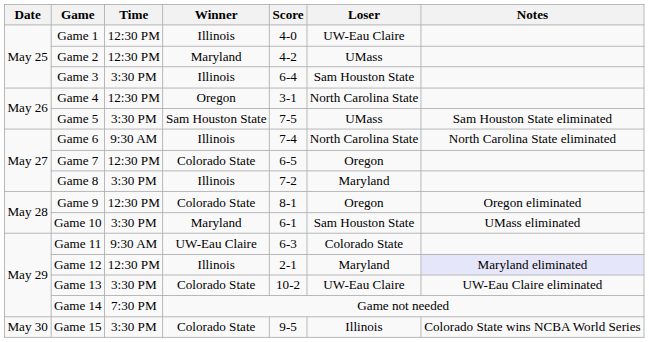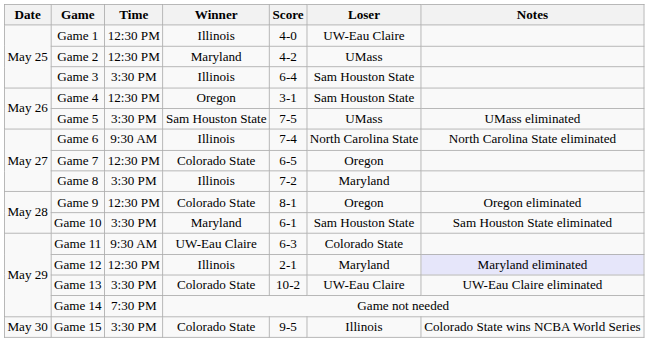(364, 98) North Carolina State -> (364, 98) Sam Houston State
(532, 118) Sam Houston State eliminated -> (532, 118) UMass eliminated
(532, 222) UMass eliminated -> (532, 222) Sam Houston State eliminated
